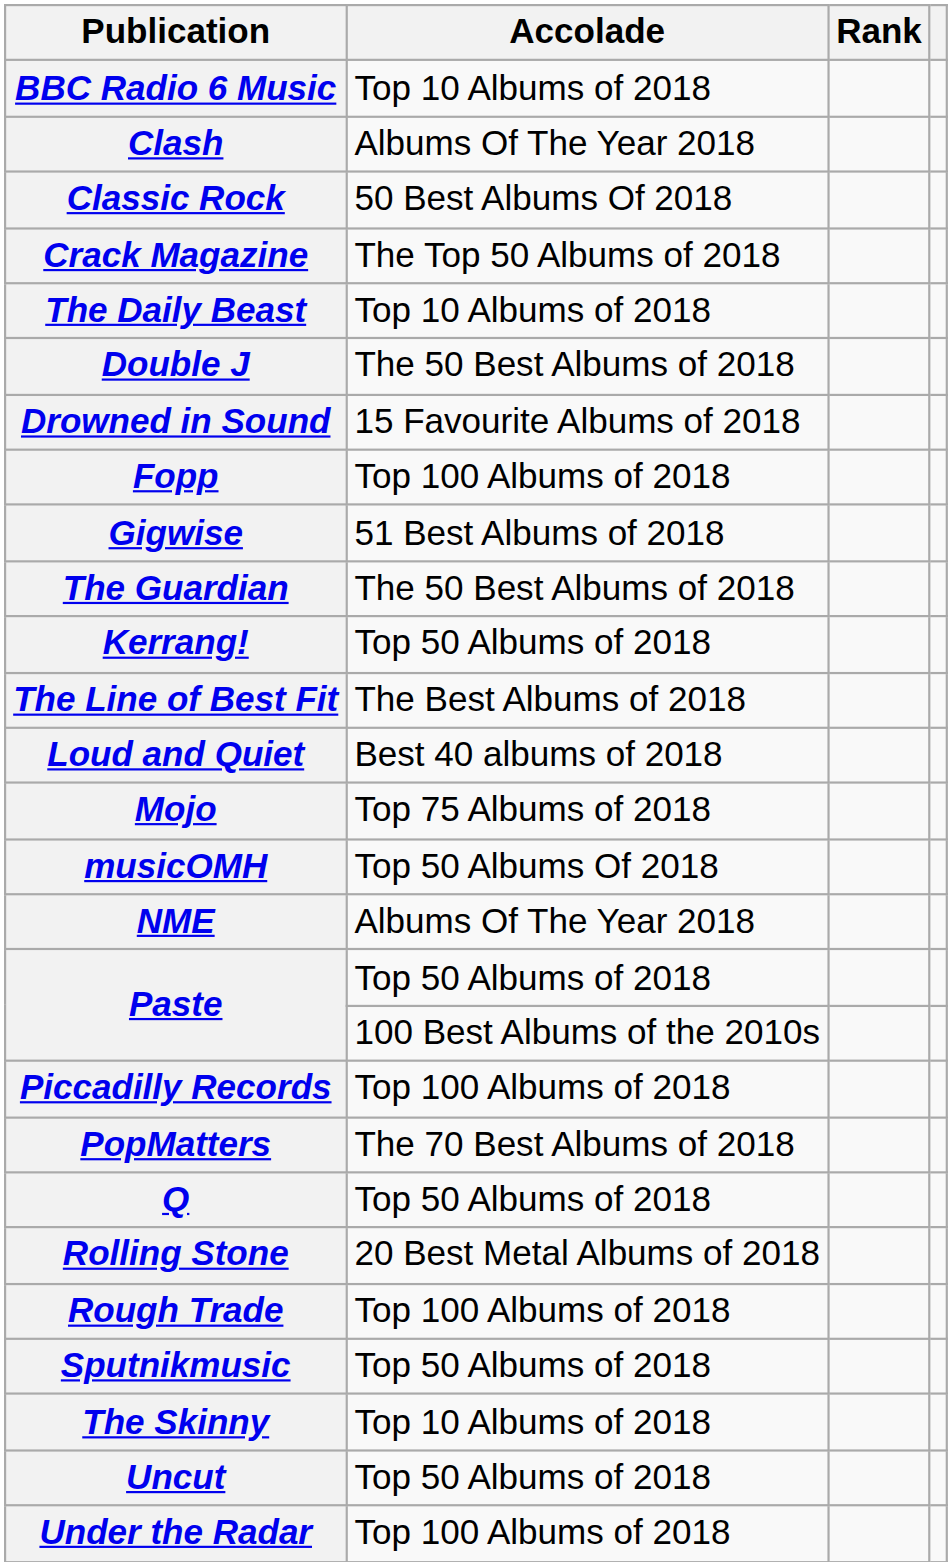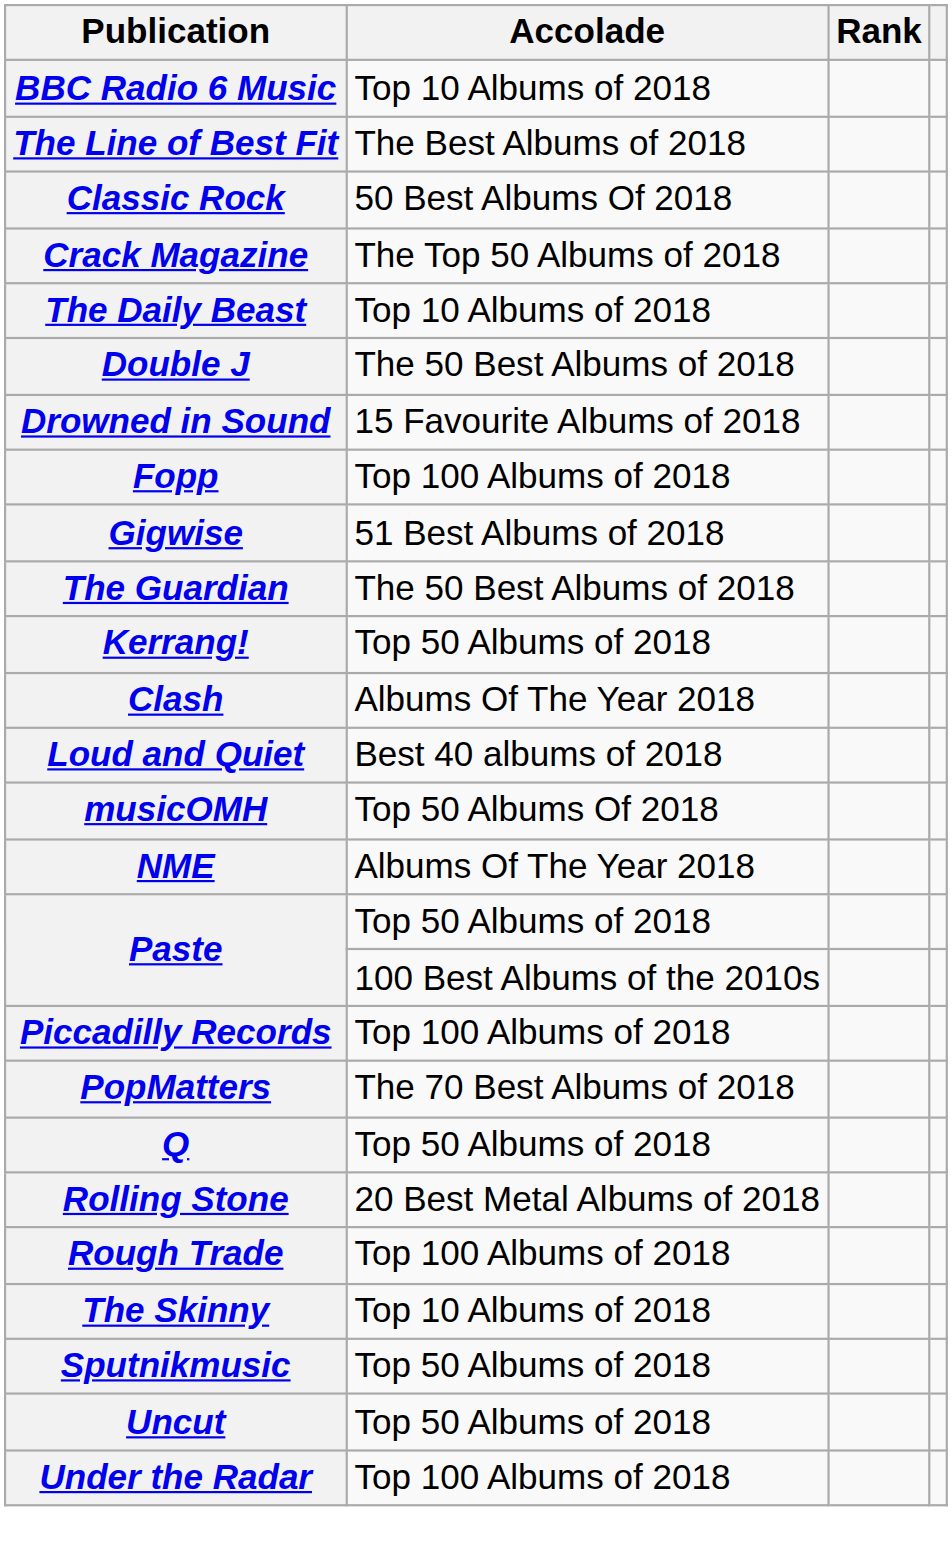rows swapped: (176, 143) <-> (176, 699)
- row: (176, 810)
rows swapped: (176, 1421) <-> (176, 1365)
